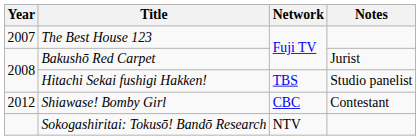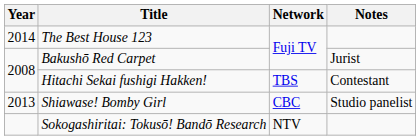(21, 37) 2007 -> (21, 37) 2014
(371, 80) Studio panelist -> (360, 80) Contestant
(21, 102) 2012 -> (21, 102) 2013
(360, 102) Contestant -> (371, 102) Studio panelist
